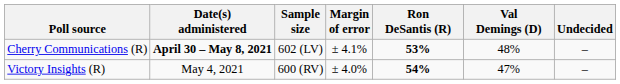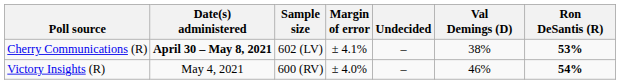columns swapped: (418, 22) <-> (585, 29)
(509, 49) 48% -> (480, 49) 38%
(509, 69) 47% -> (480, 69) 46%
